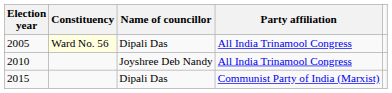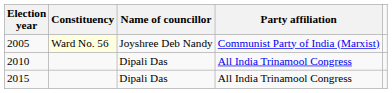(143, 43) Dipali Das -> (166, 43) Joyshree Deb Nandy
(285, 43) All India Trinamool Congress -> (299, 43) Communist Party of India (Marxist)
(166, 61) Joyshree Deb Nandy -> (143, 61) Dipali Das
(299, 79) Communist Party of India (Marxist) -> (285, 79) All India Trinamool Congress
